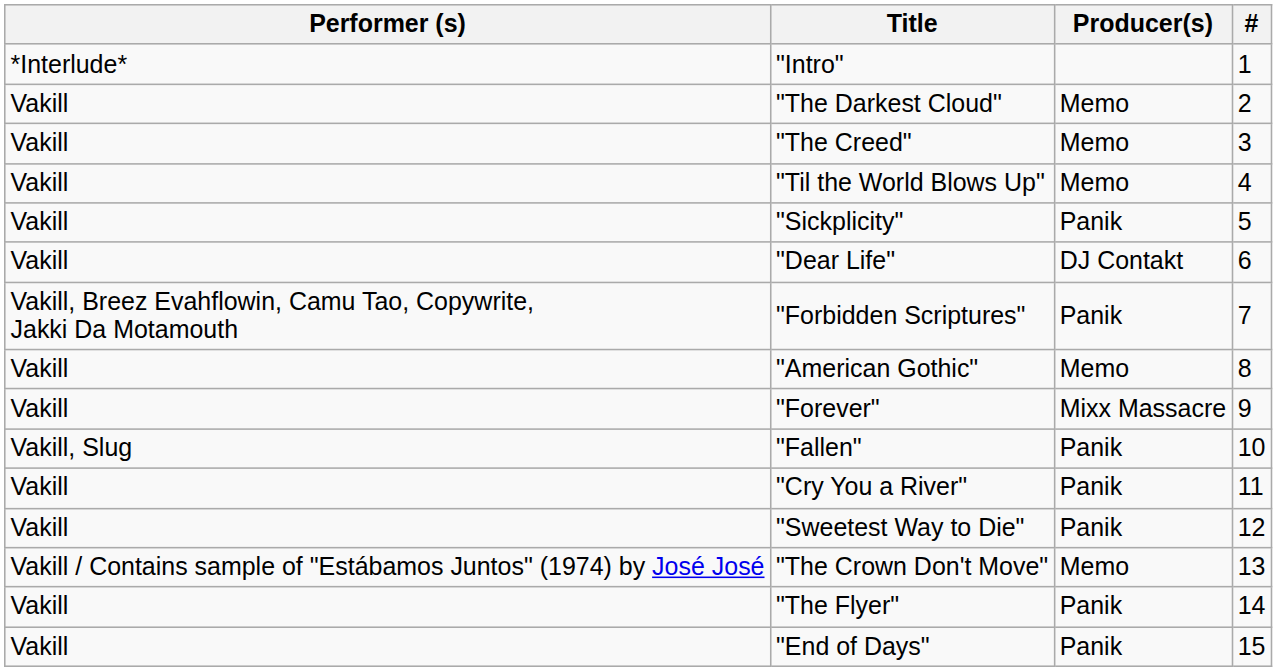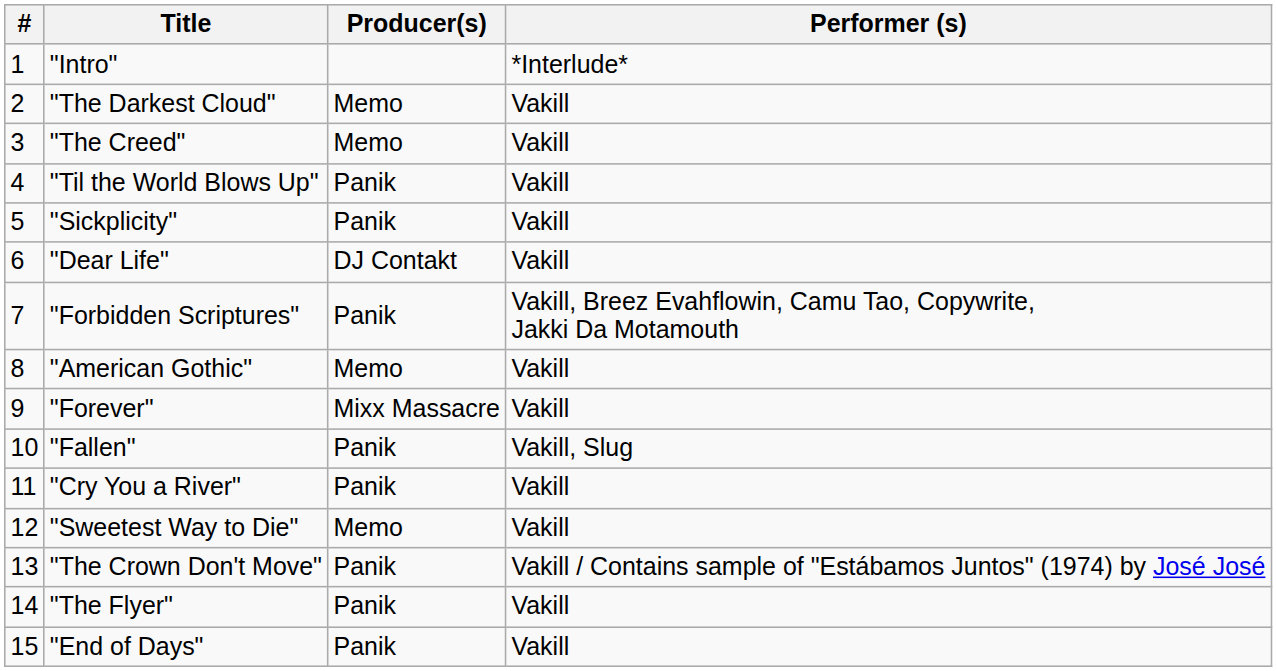columns swapped: (1252, 24) <-> (388, 24)
(1094, 182) Memo -> (365, 182) Panik
(1091, 527) Panik -> (368, 527) Memo
(1094, 566) Memo -> (365, 566) Panik
